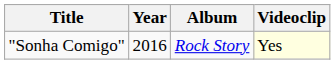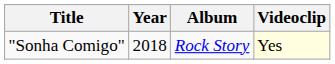(150, 45) 2016 -> (150, 45) 2018
